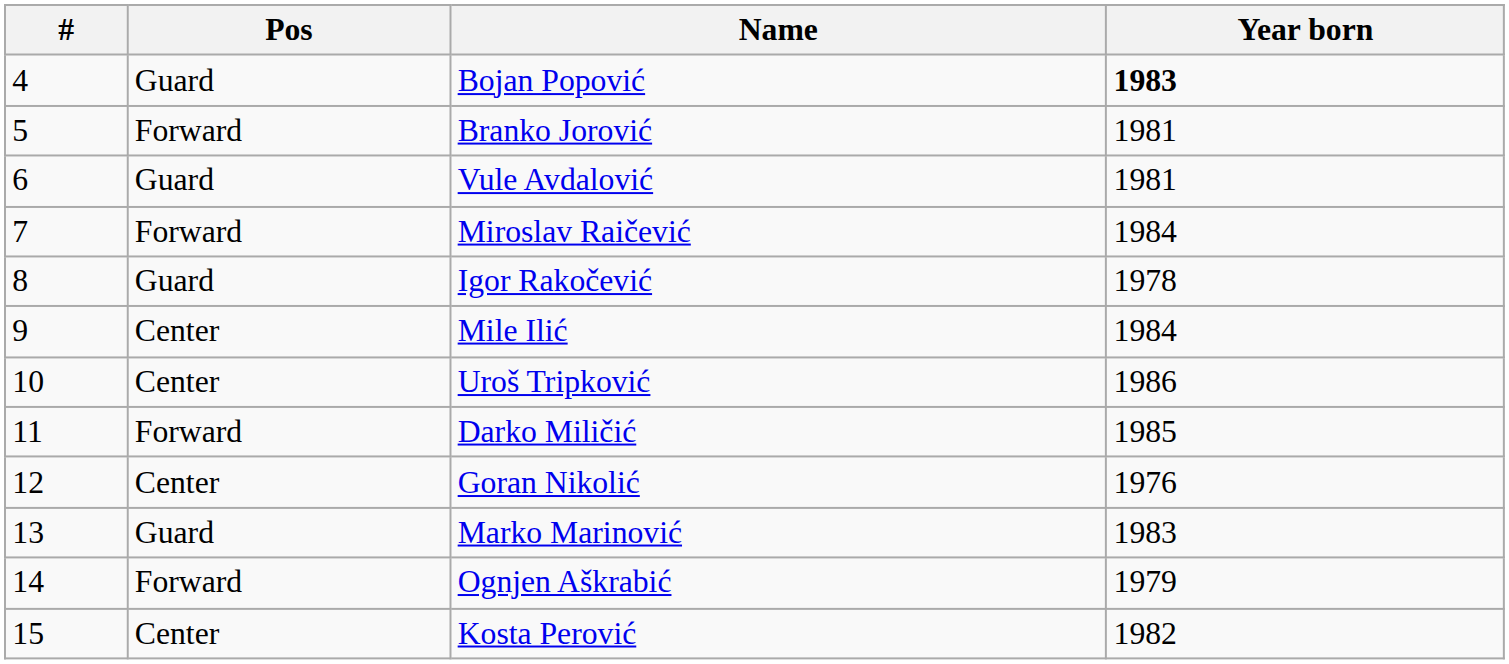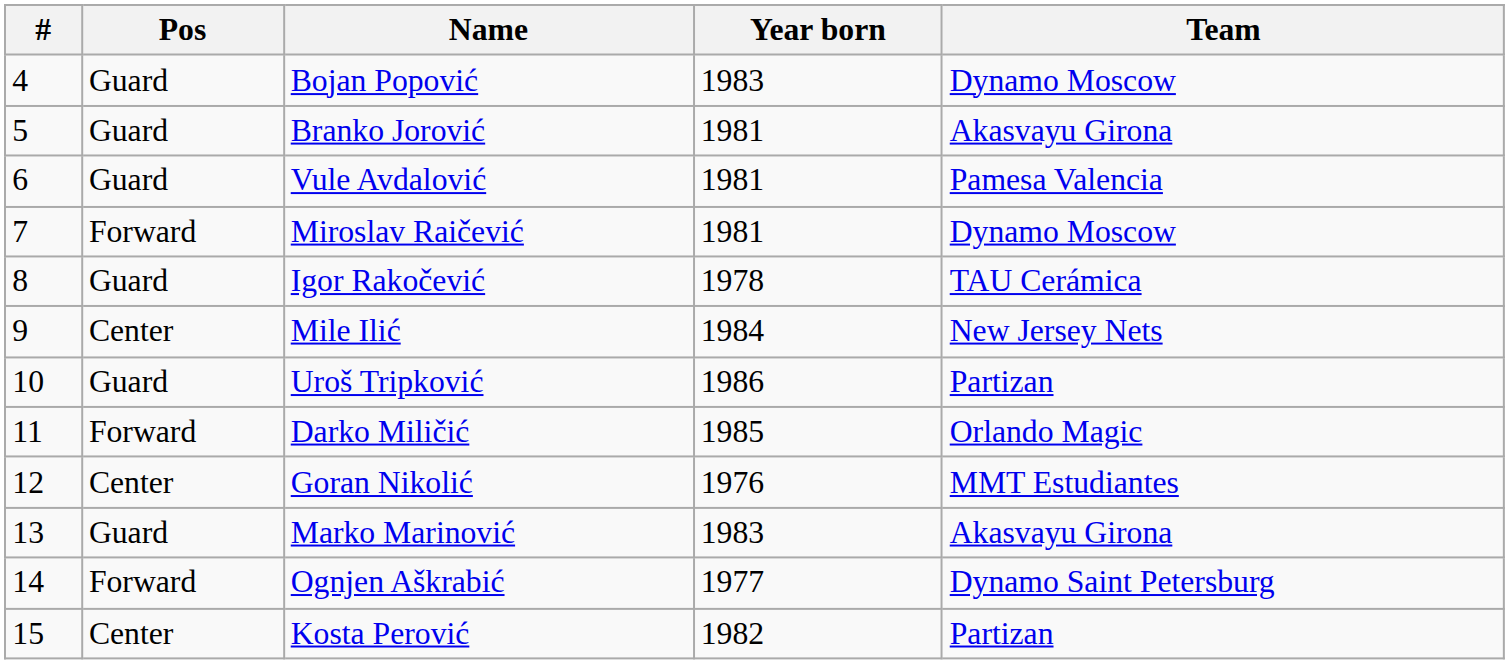+ column: (1224, 29)
(1145, 79) bold -> (732, 79) normal
(188, 130) Forward -> (128, 130) Guard
(1145, 230) 1984 -> (732, 230) 1981
(177, 381) Center -> (128, 381) Guard
(1145, 582) 1979 -> (732, 582) 1977
